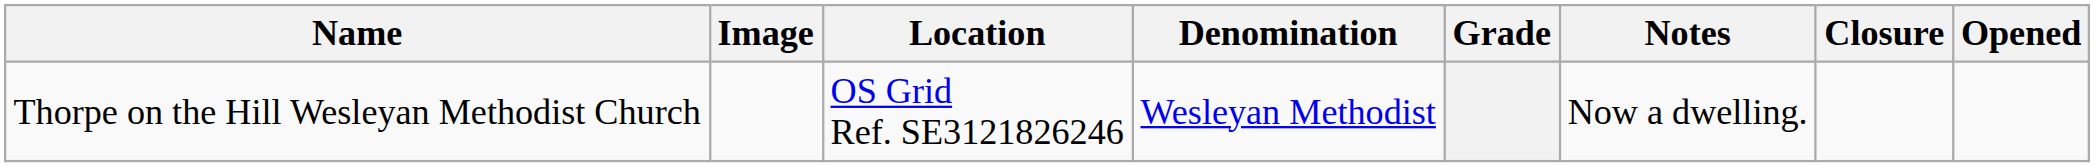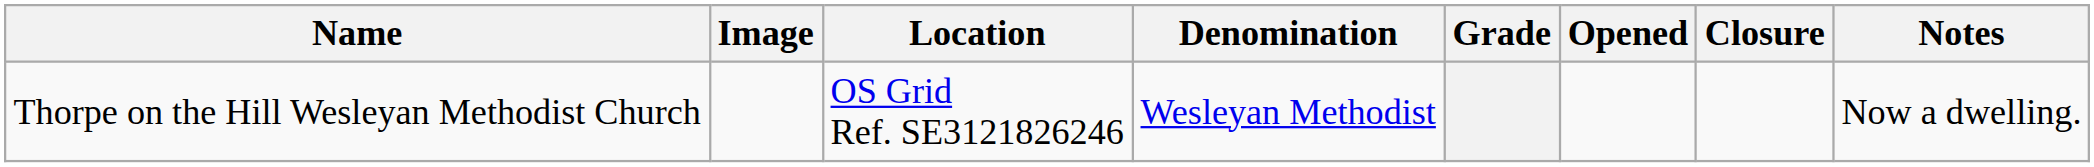columns swapped: (2021, 33) <-> (1688, 33)
